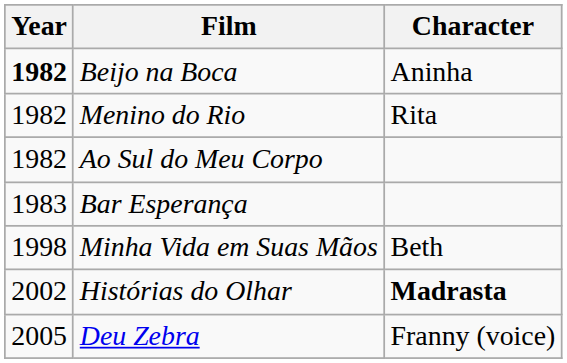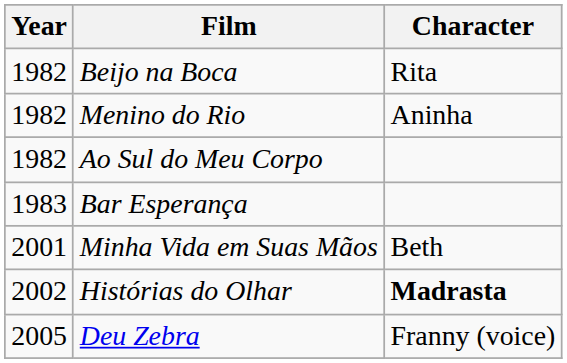(39, 70) bold -> (39, 70) normal
(432, 70) Aninha -> (414, 70) Rita
(414, 114) Rita -> (432, 114) Aninha
(39, 247) 1998 -> (39, 247) 2001
